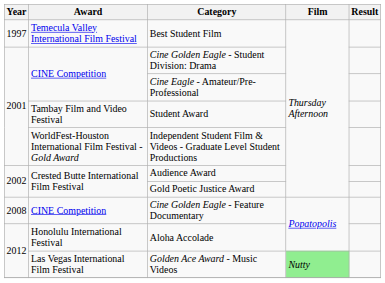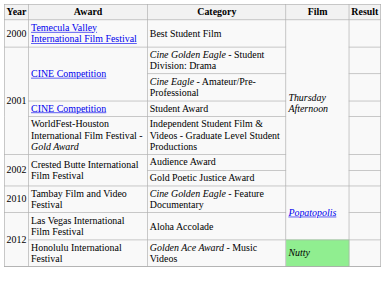(17, 33) 1997 -> (17, 33) 2000
(79, 114) Tambay Film and Video Festival -> (69, 108) CINE Competition
(17, 210) 2008 -> (17, 199) 2010
(69, 210) CINE Competition -> (79, 199) Tambay Film and Video Festival
(76, 237) Honolulu International Festival -> (78, 226) Las Vegas International Film Festival
(78, 264) Las Vegas International Film Festival -> (76, 253) Honolulu International Festival
